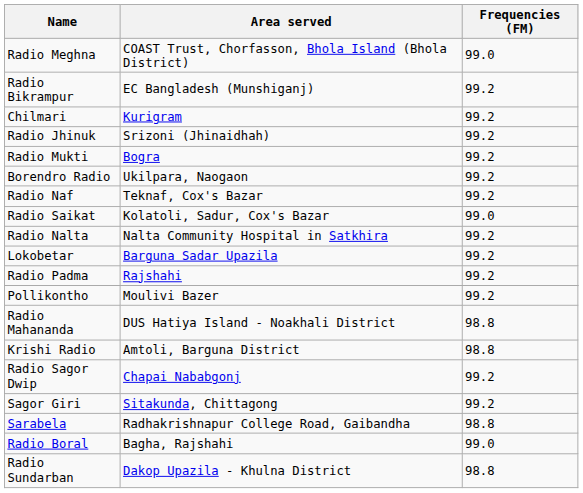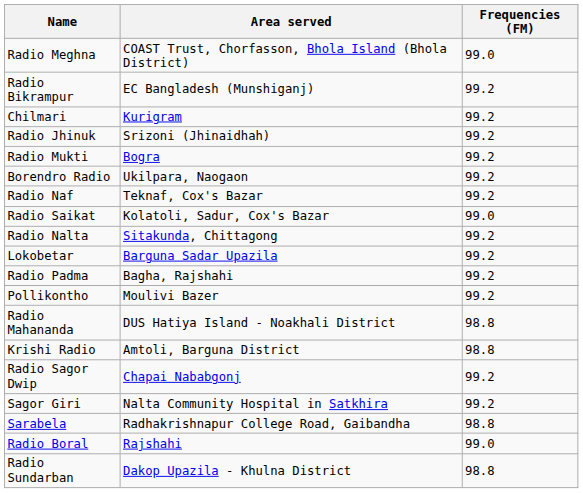(256, 236) Nalta Community Hospital in Satkhira -> (200, 236) Sitakunda, Chittagong
(153, 276) Rajshahi -> (178, 276) Bagha, Rajshahi
(200, 404) Sitakunda, Chittagong -> (256, 404) Nalta Community Hospital in Satkhira
(178, 443) Bagha, Rajshahi -> (153, 443) Rajshahi
